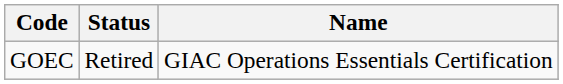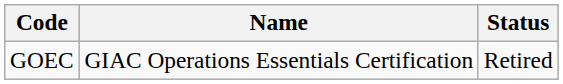columns swapped: (358, 23) <-> (119, 23)
